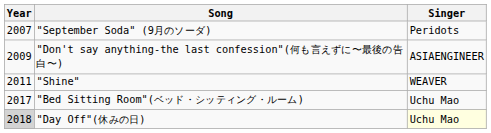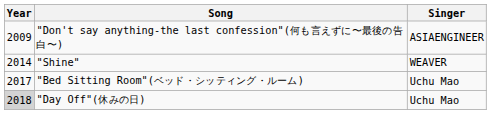- row: (124, 30)
(19, 82) 2011 -> (19, 63) 2014
(434, 119) lightyellow background -> (434, 100) no background
